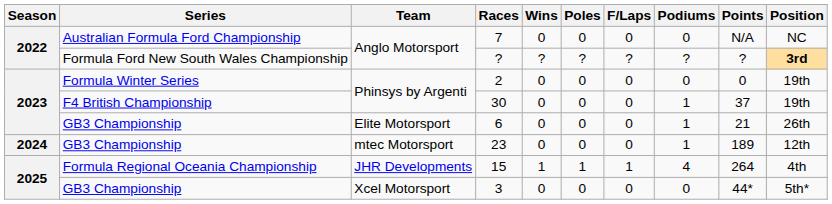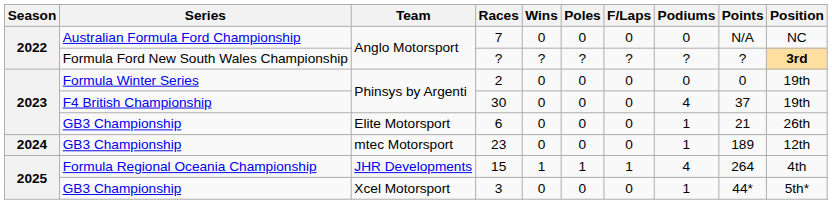(686, 102) 1 -> (686, 102) 4
(686, 189) 0 -> (686, 189) 1
